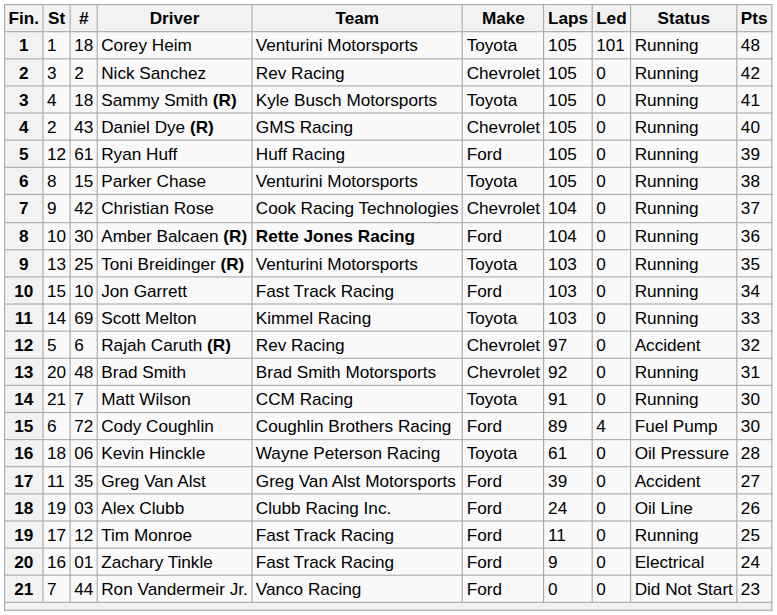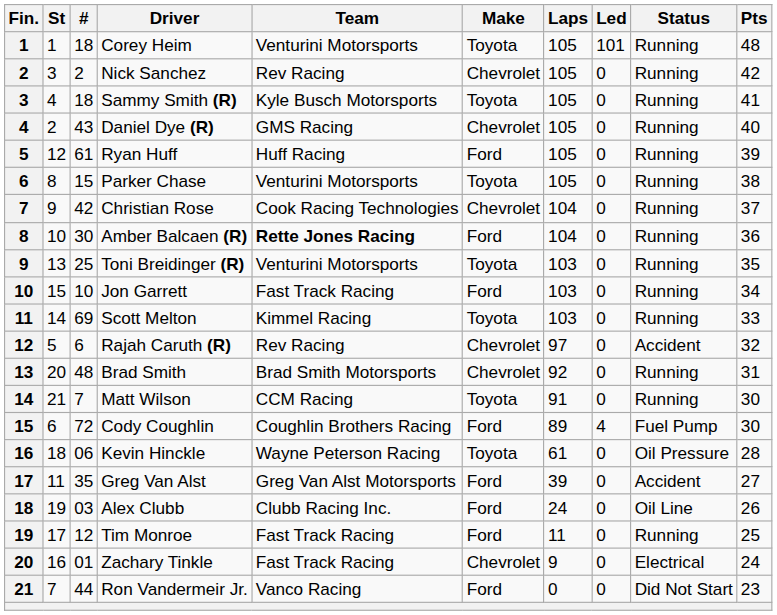(484, 562) Ford -> (503, 562) Chevrolet
